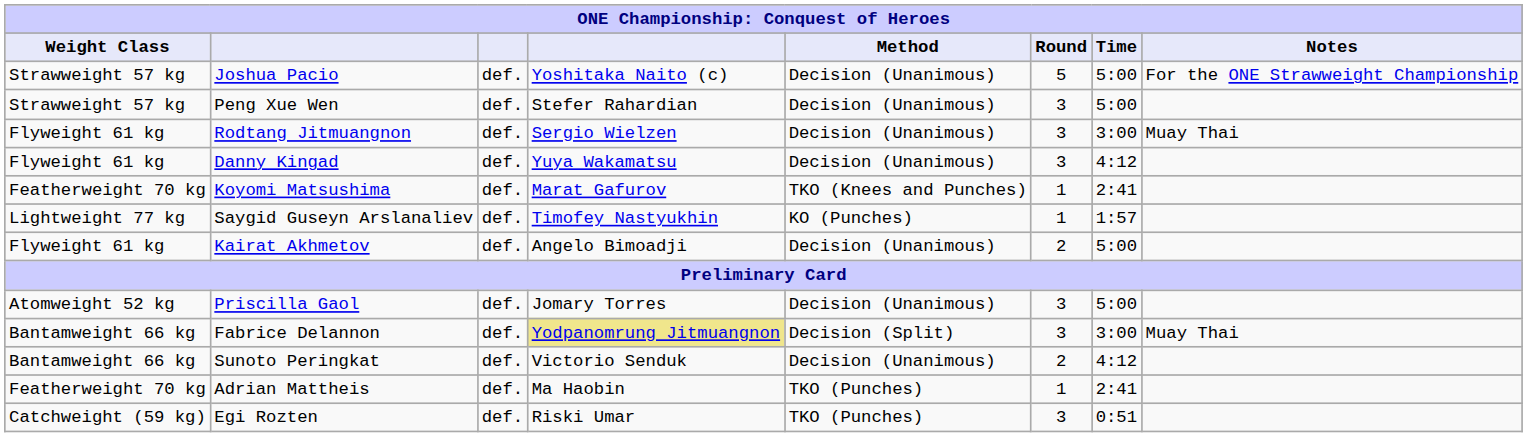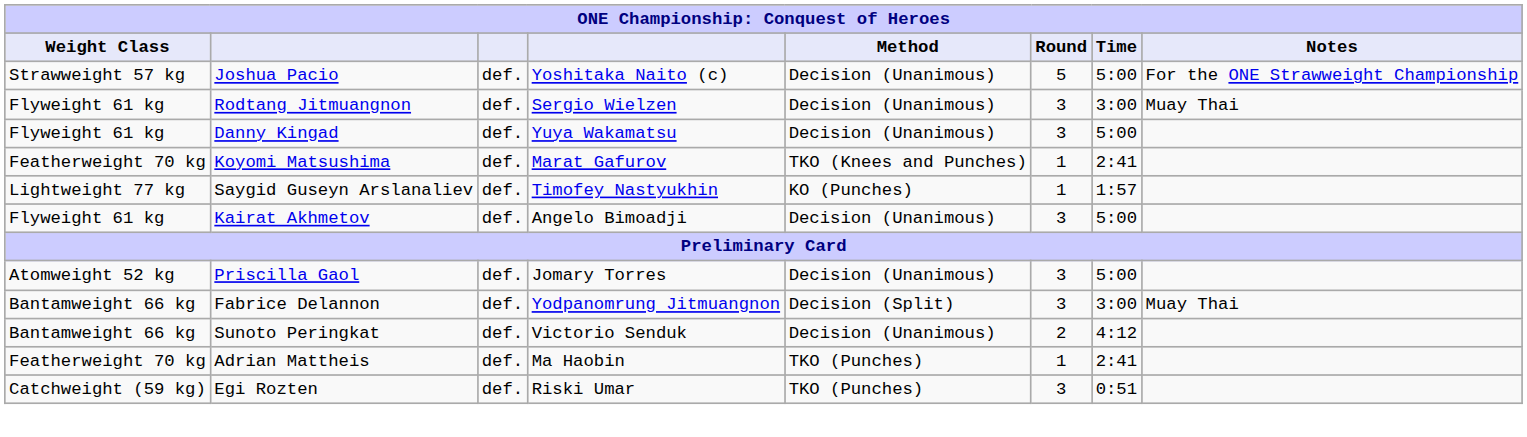- row: (276, 105)
(1116, 162) 4:12 -> (1116, 133) 5:00
(1061, 247) 2 -> (1061, 219) 3
(656, 333) khaki background -> (656, 304) no background
